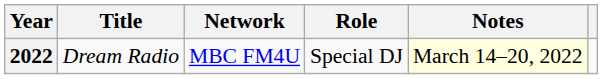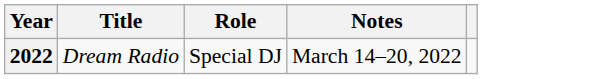- column: (244, 21)
(498, 55) lightyellow background -> (377, 55) no background
